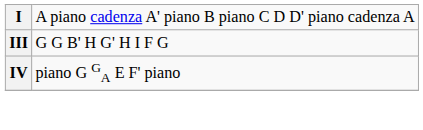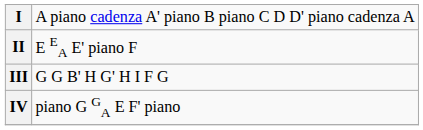+ row: (19, 47)
